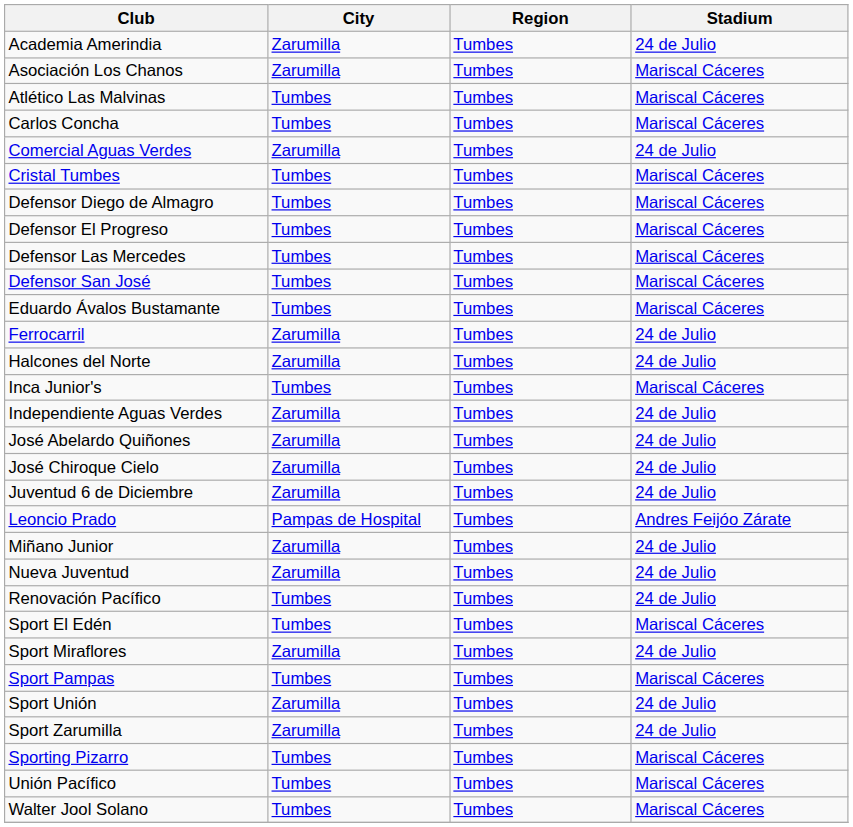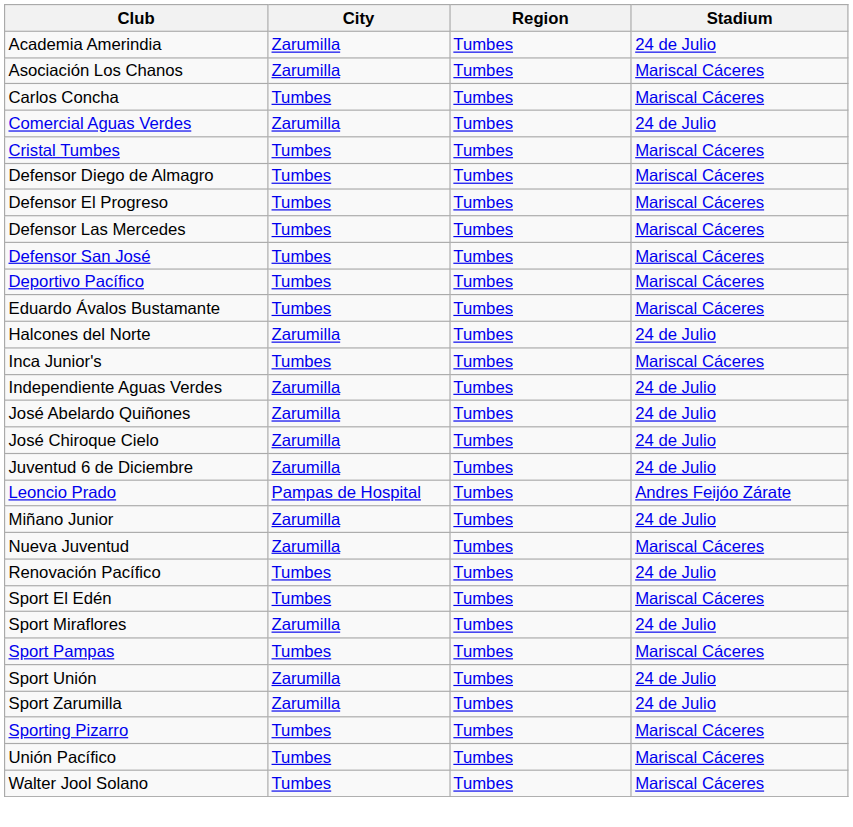- row: (87, 97)
+ row: (76, 282)
- row: (47, 335)
(676, 572) 24 de Julio -> (700, 546) Mariscal Cáceres
